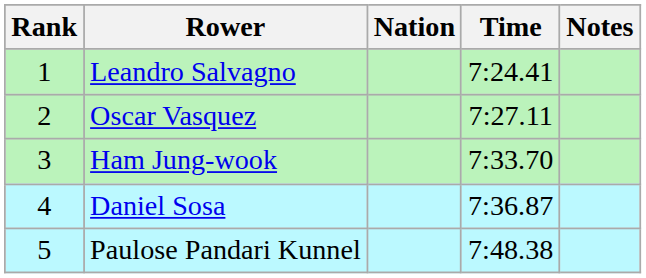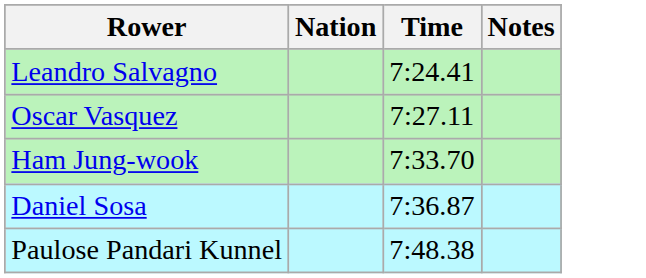- column: (44, 26)
